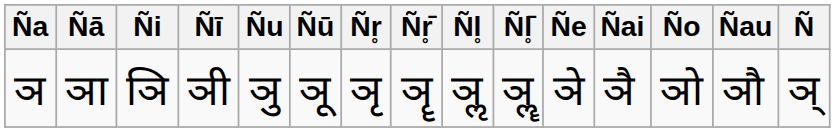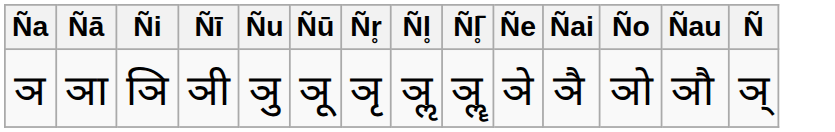- column: (417, 26)
